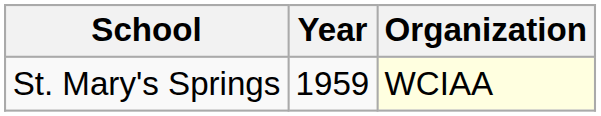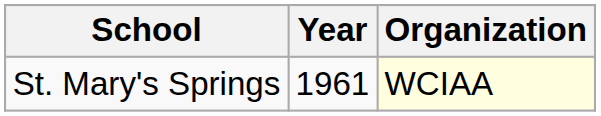(332, 83) 1959 -> (332, 83) 1961
